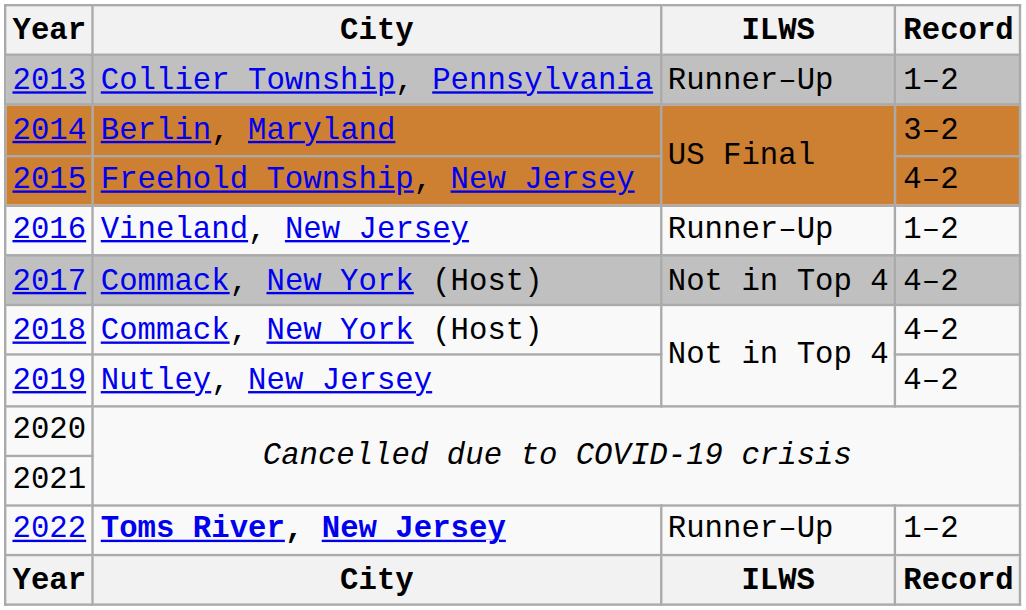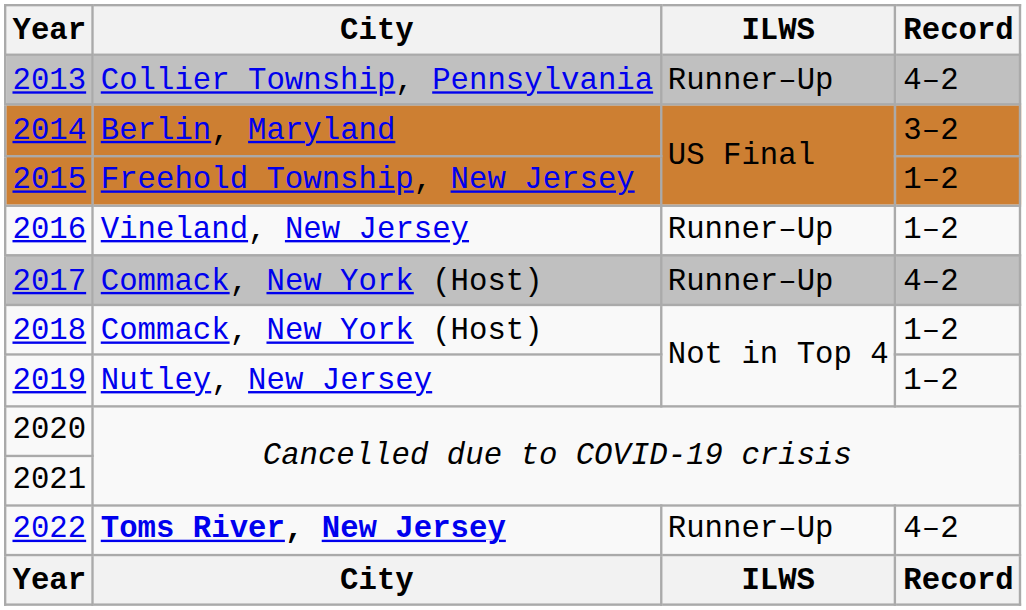(931, 80) 1–2 -> (931, 80) 4–2
(931, 180) 4–2 -> (931, 180) 1–2
(778, 280) Not in Top 4 -> (751, 280) Runner–Up
(931, 330) 4–2 -> (931, 330) 1–2
(931, 380) 4–2 -> (931, 380) 1–2
(931, 530) 1–2 -> (931, 530) 4–2
